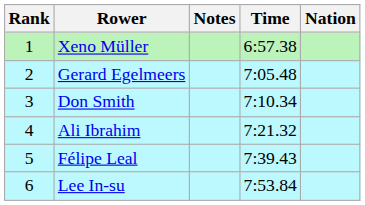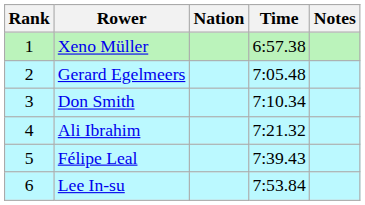columns swapped: (330, 18) <-> (214, 18)
